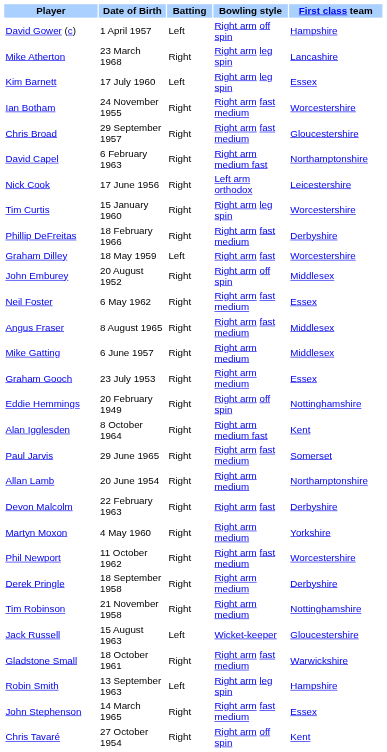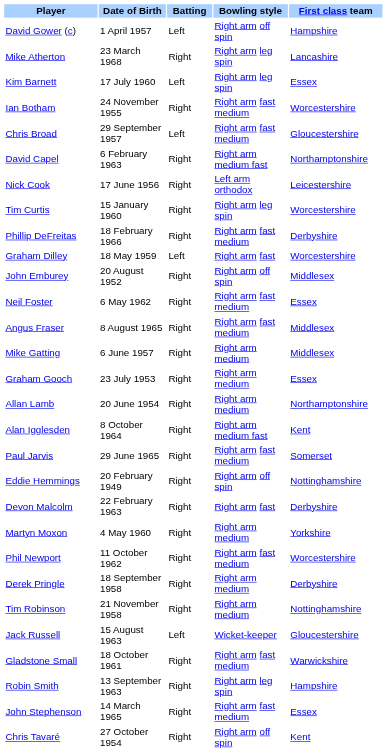(180, 133) Right -> (177, 133) Left
rows swapped: (43, 404) <-> (30, 481)
(177, 686) Left -> (180, 686) Right
